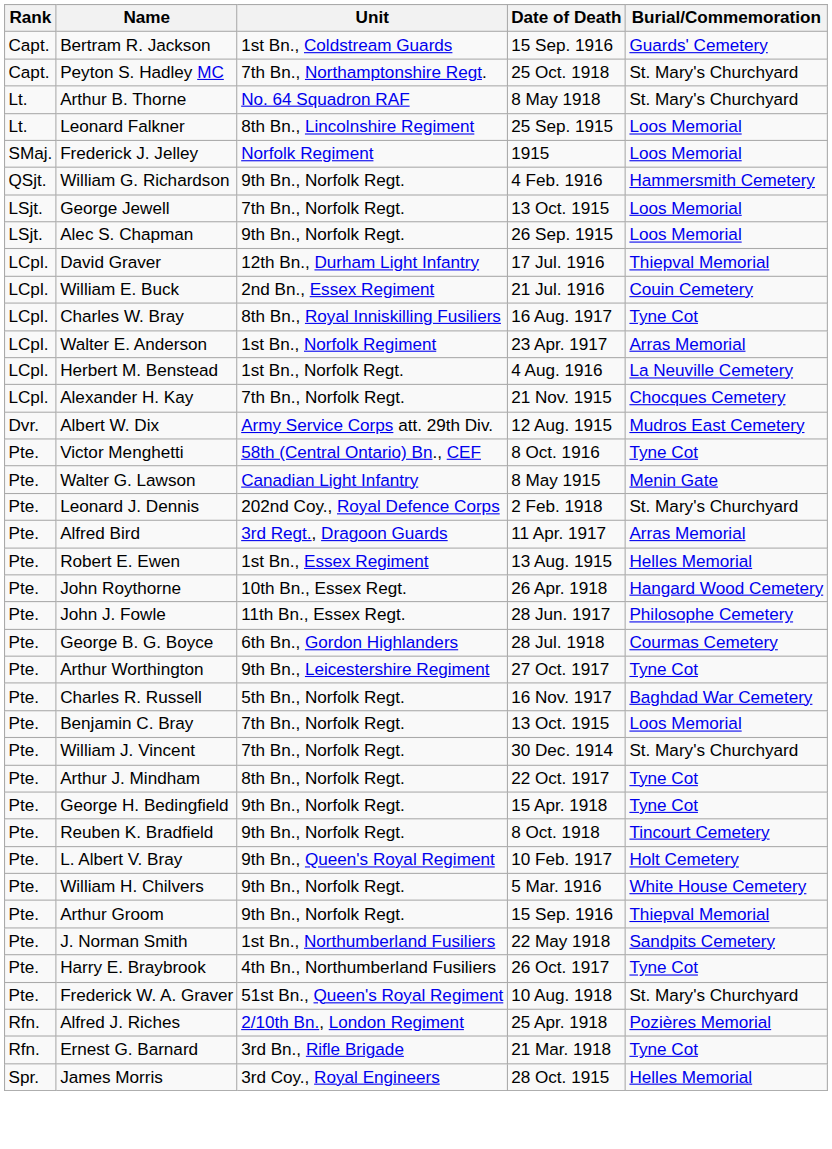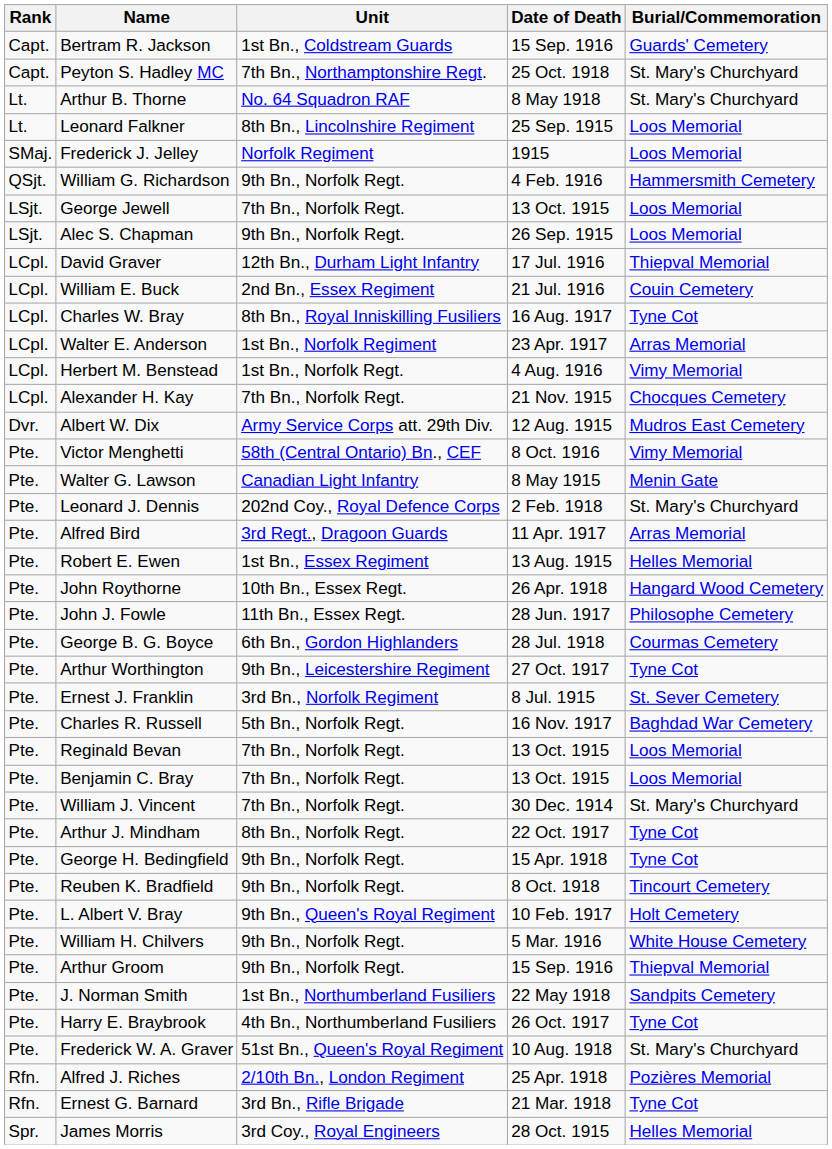(711, 371) La Neuville Cemetery -> (686, 371) Vimy Memorial
(664, 452) Tyne Cot -> (686, 452) Vimy Memorial
+ row: (127, 696)
+ row: (121, 751)
